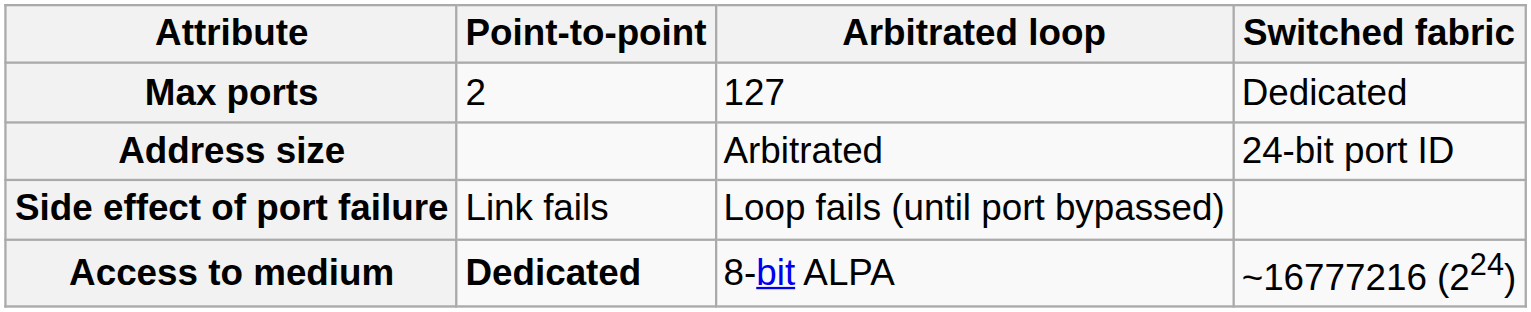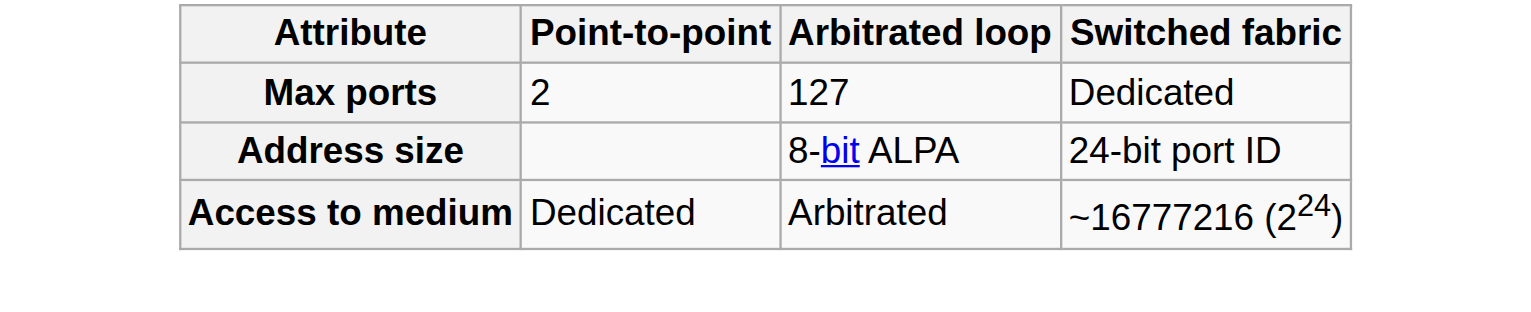(803, 150) Arbitrated -> (874, 150) 8-bit ALPA
- row: (232, 208)
(553, 272) bold -> (613, 213) normal
(809, 272) 8-bit ALPA -> (868, 213) Arbitrated
